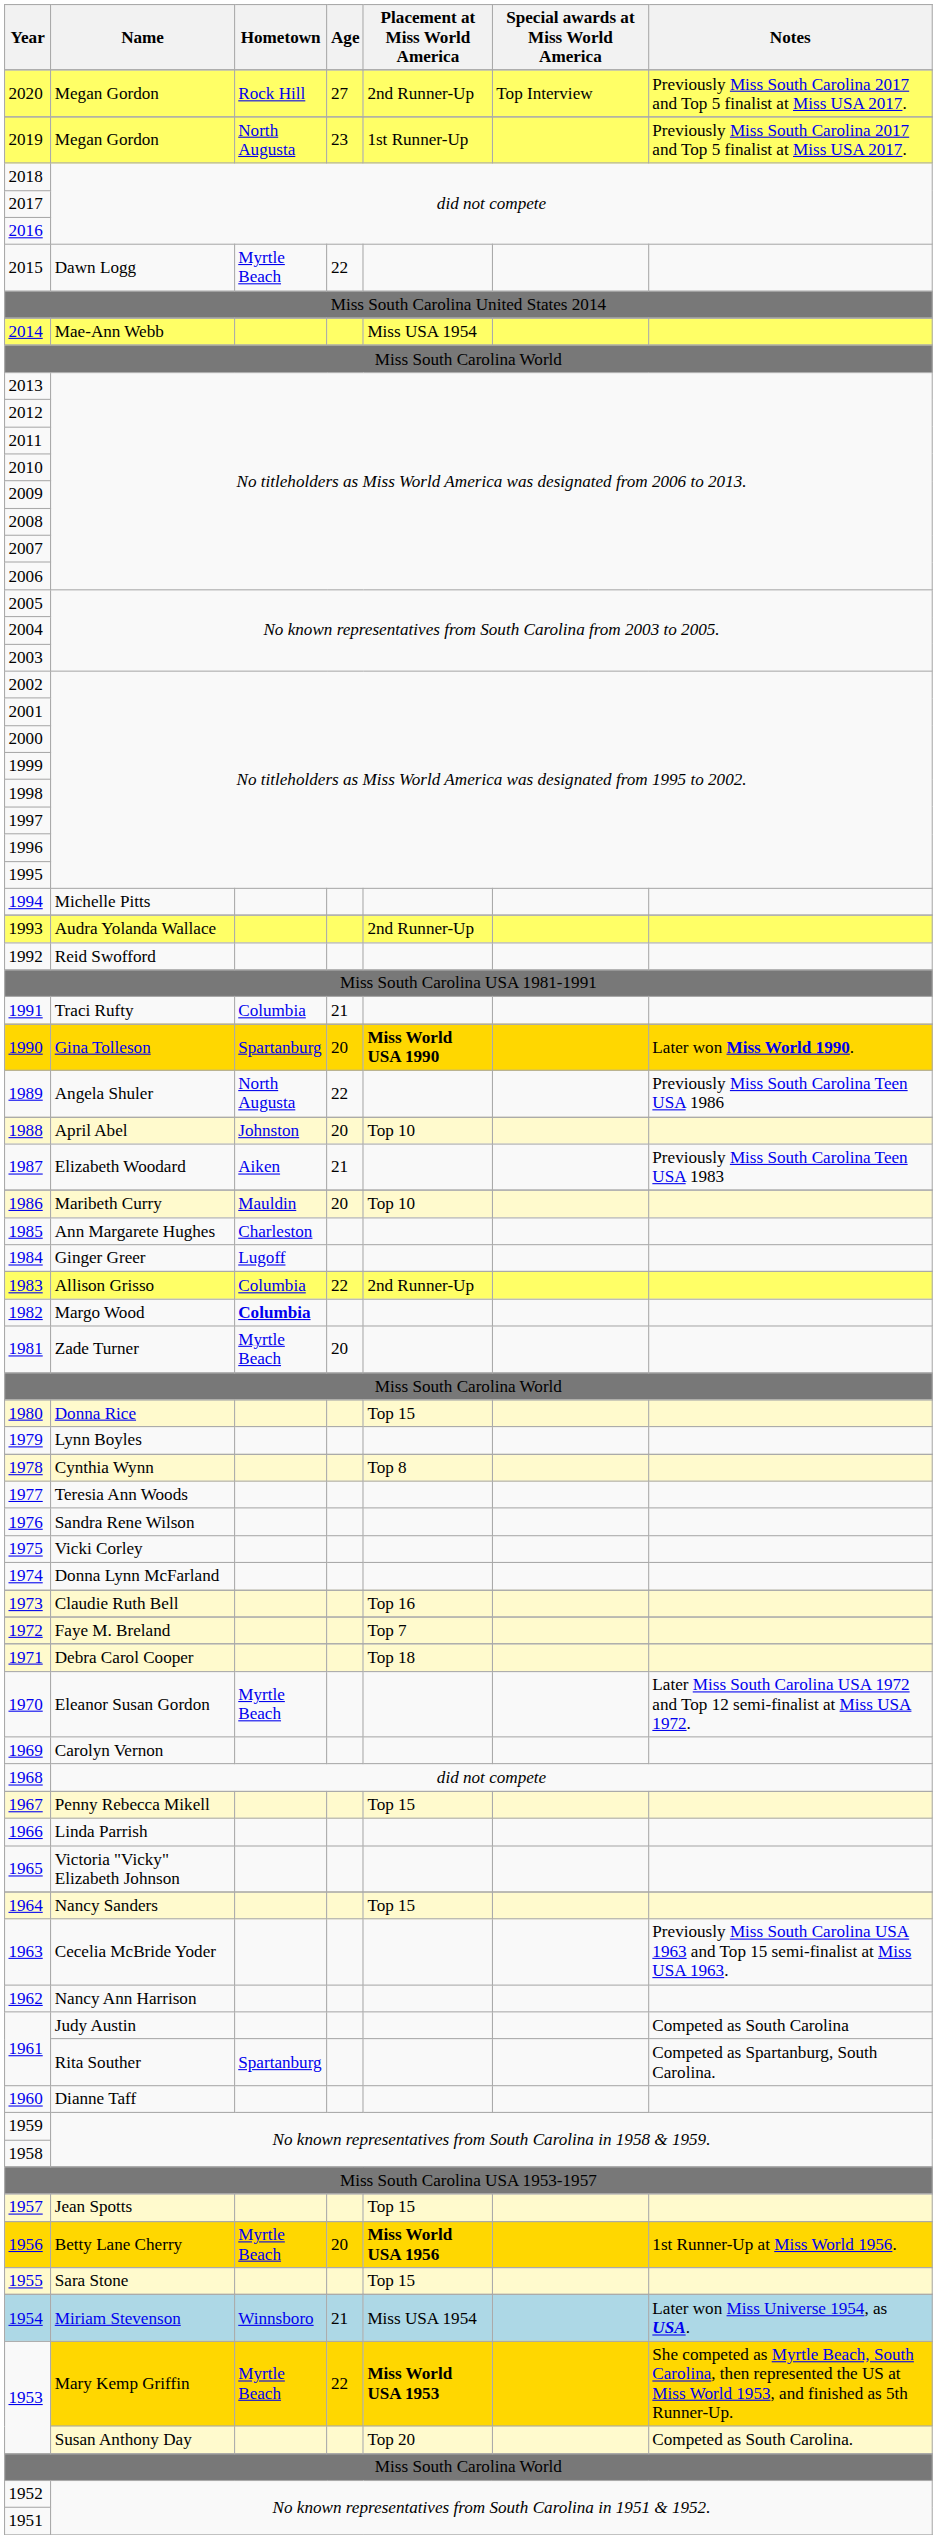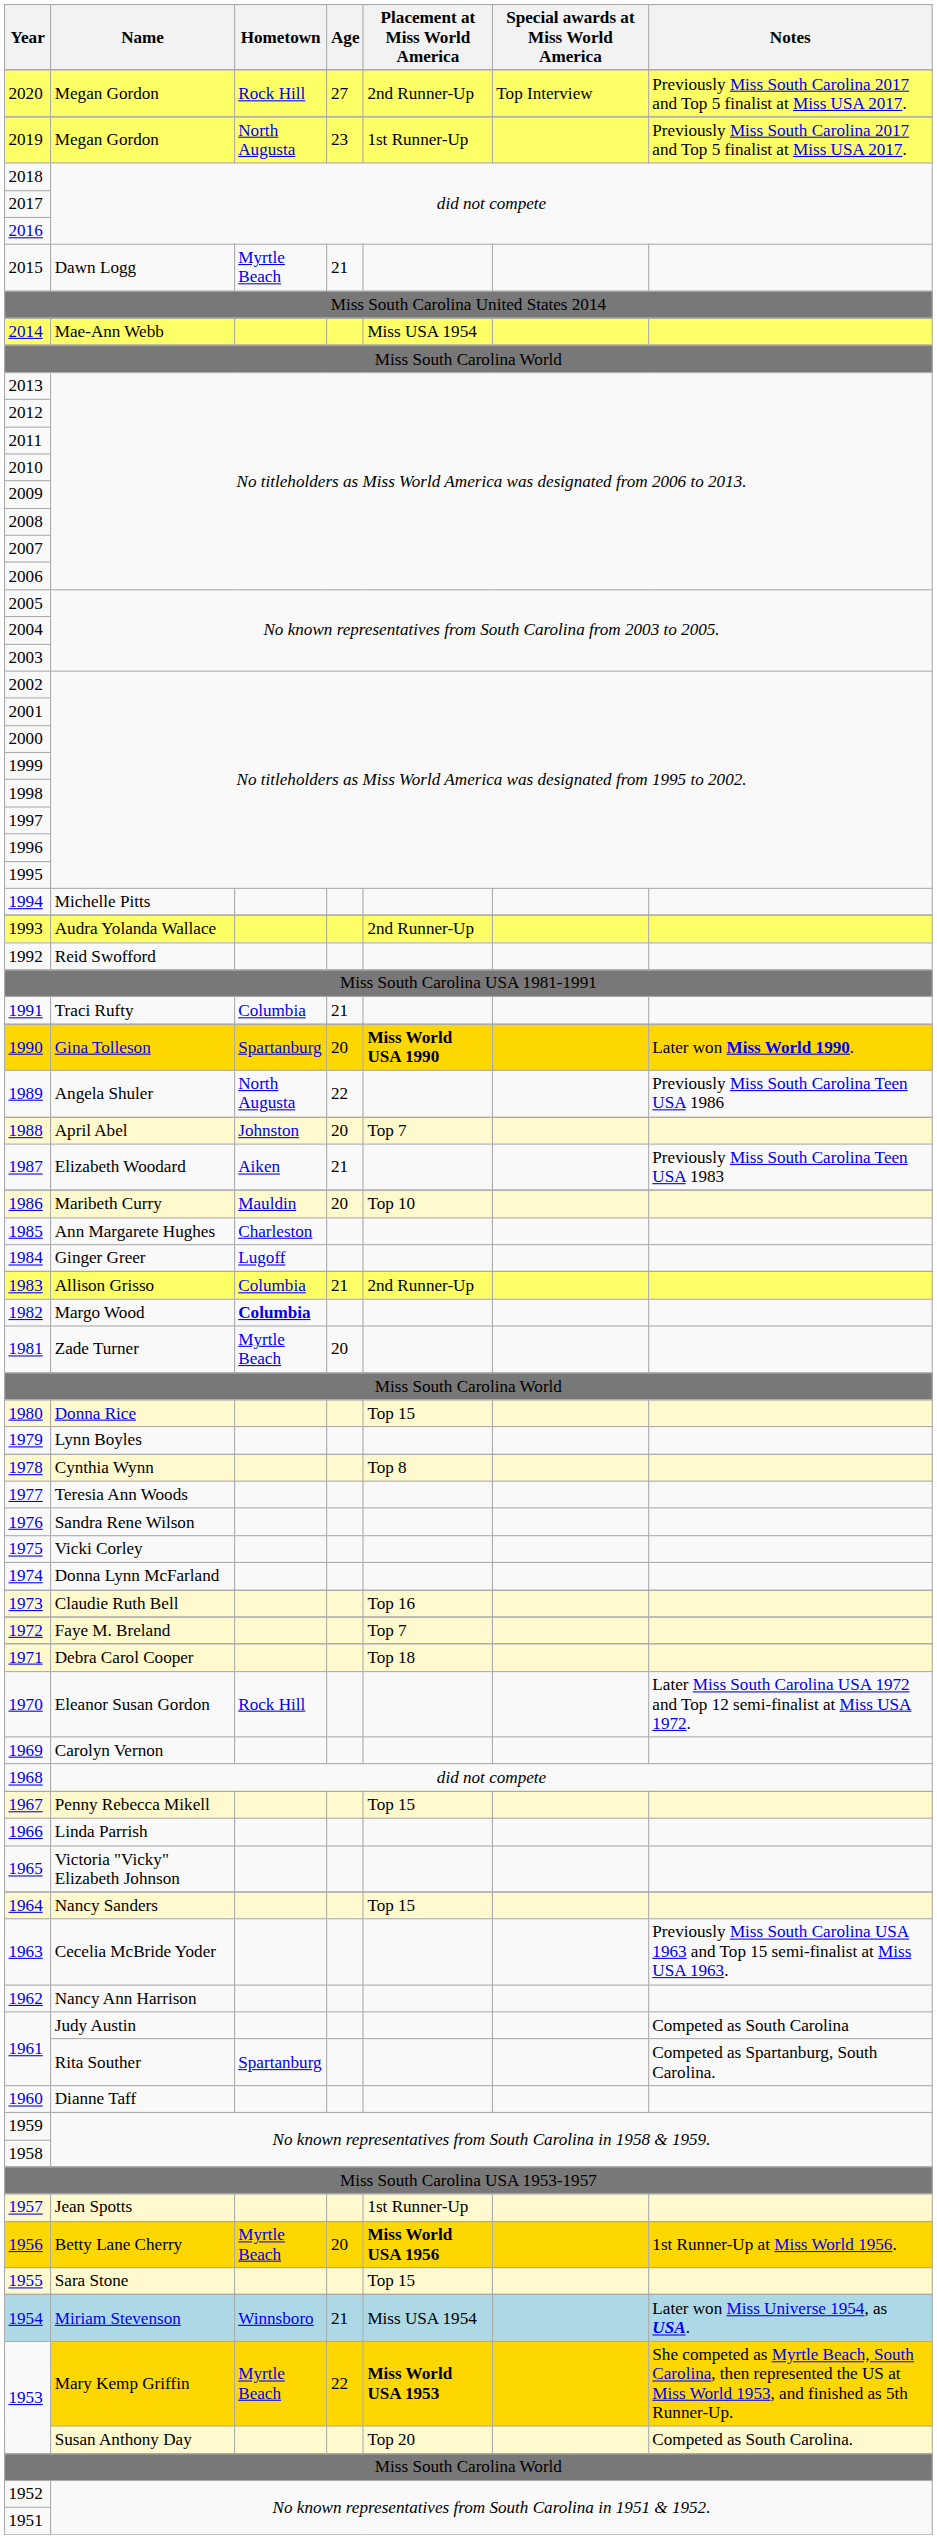(340, 267) 22 -> (340, 267) 21
(391, 1130) Top 10 -> (387, 1130) Top 7
(340, 1285) 22 -> (340, 1285) 21
(262, 1703) Myrtle Beach -> (272, 1703) Rock Hill
(391, 2207) Top 15 -> (418, 2207) 1st Runner-Up
